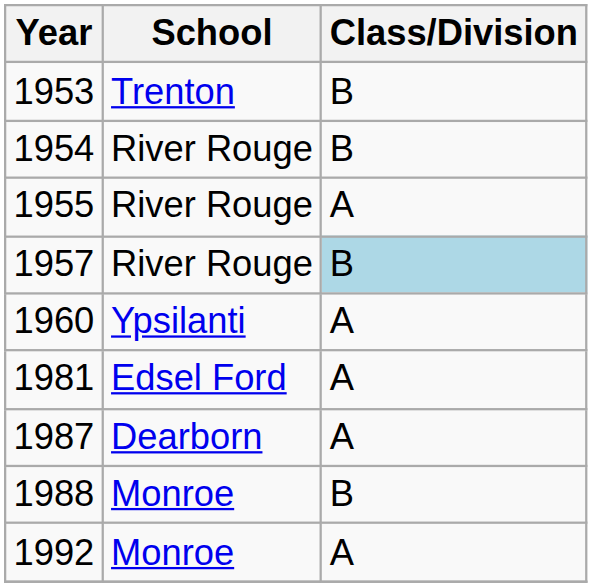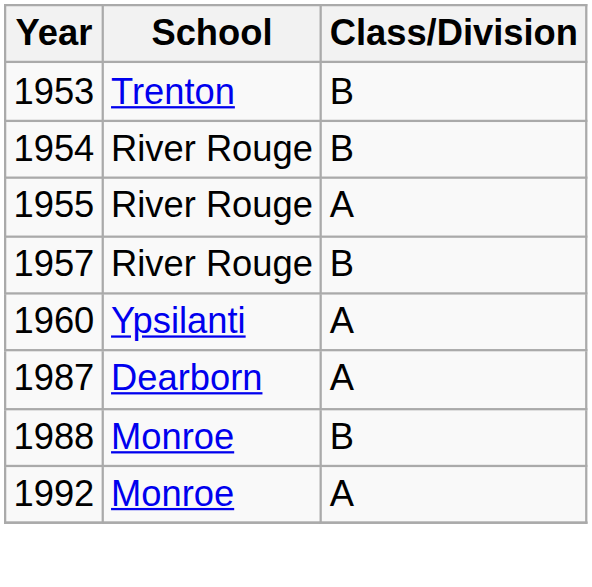(342, 263) lightblue background -> (342, 263) no background
- row: (54, 378)
